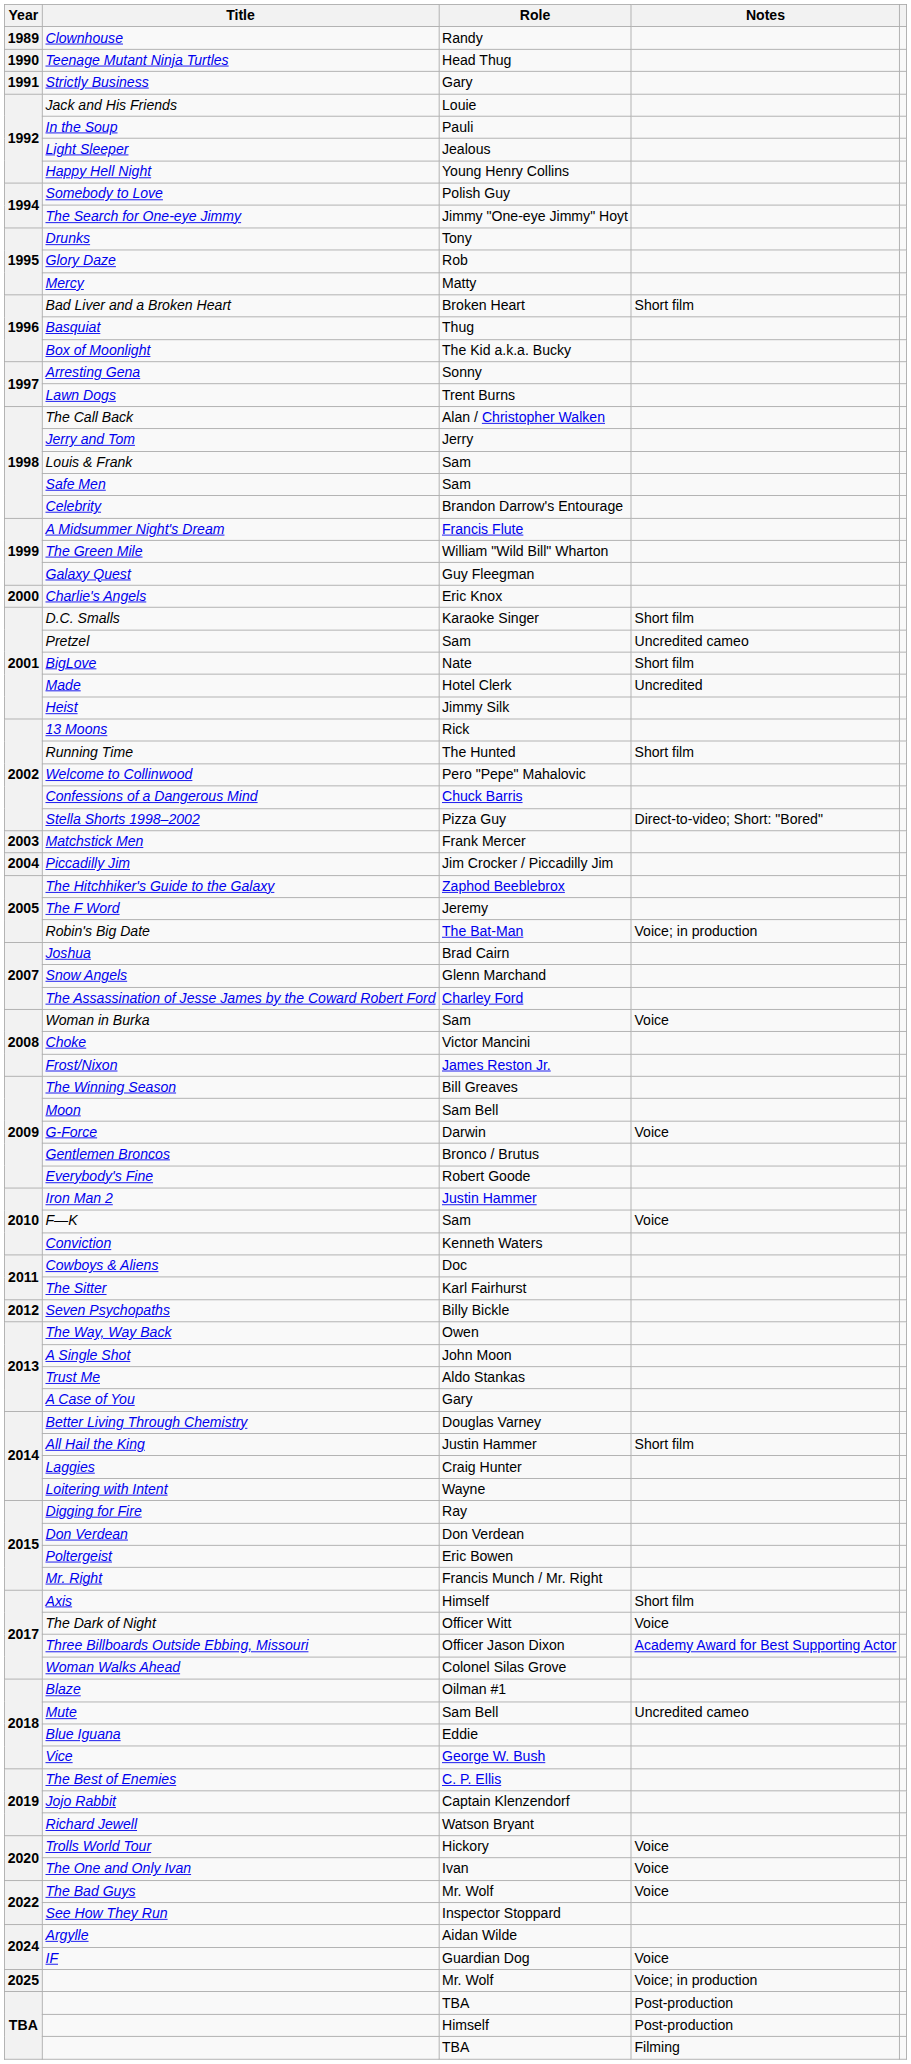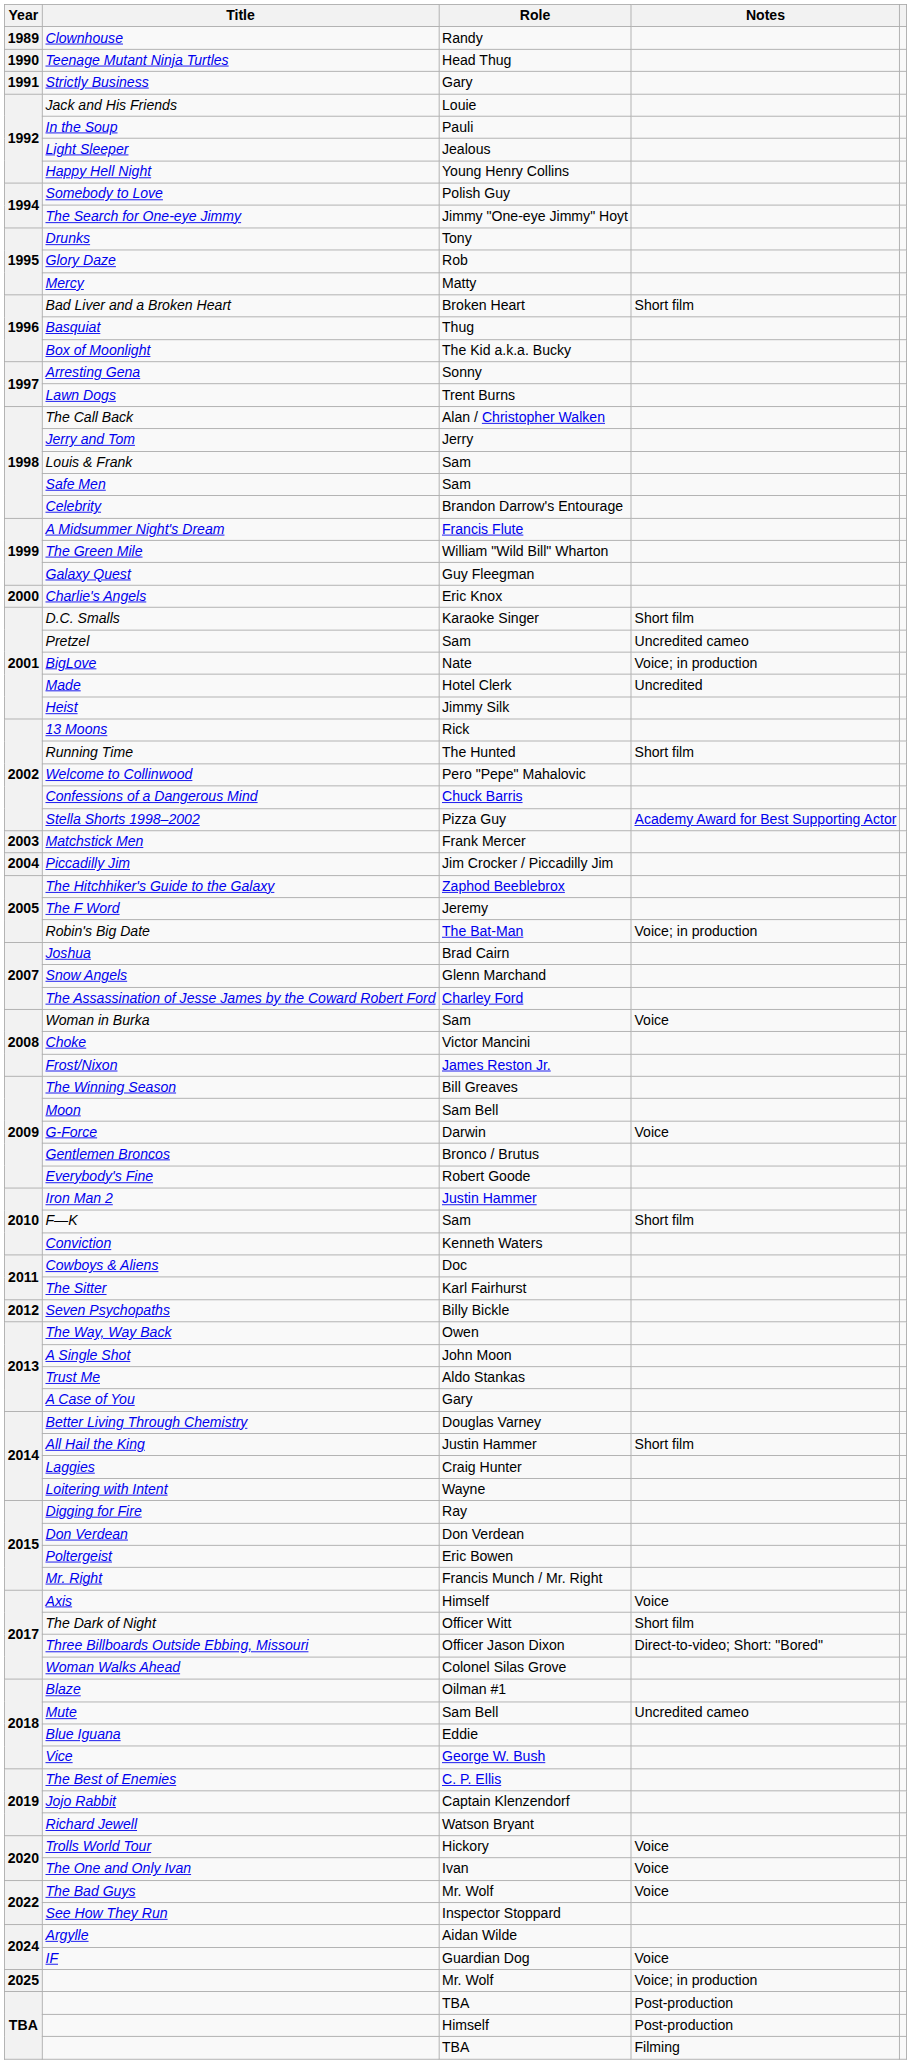(664, 663) Short film -> (696, 663) Voice; in production
(729, 819) Direct-to-video; Short: "Bored" -> (765, 819) Academy Award for Best Supporting Actor
(652, 1221) Voice -> (664, 1221) Short film
(664, 1601) Short film -> (652, 1601) Voice
(652, 1623) Voice -> (664, 1623) Short film
(765, 1645) Academy Award for Best Supporting Actor -> (729, 1645) Direct-to-video; Short: "Bored"
